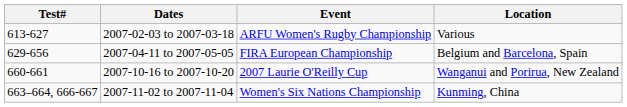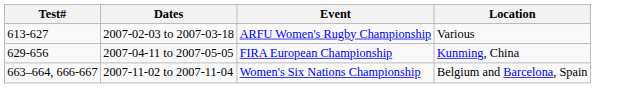(512, 53) Belgium and Barcelona, Spain -> (478, 53) Kunming, China
- row: (169, 72)
(478, 92) Kunming, China -> (512, 72) Belgium and Barcelona, Spain
